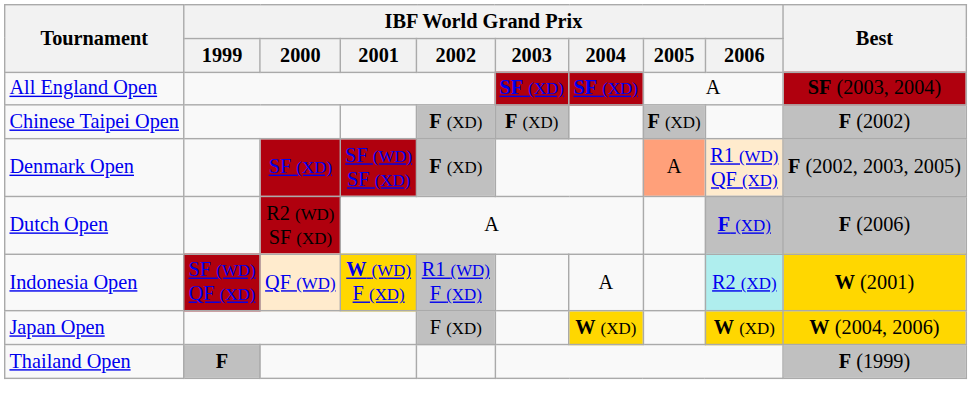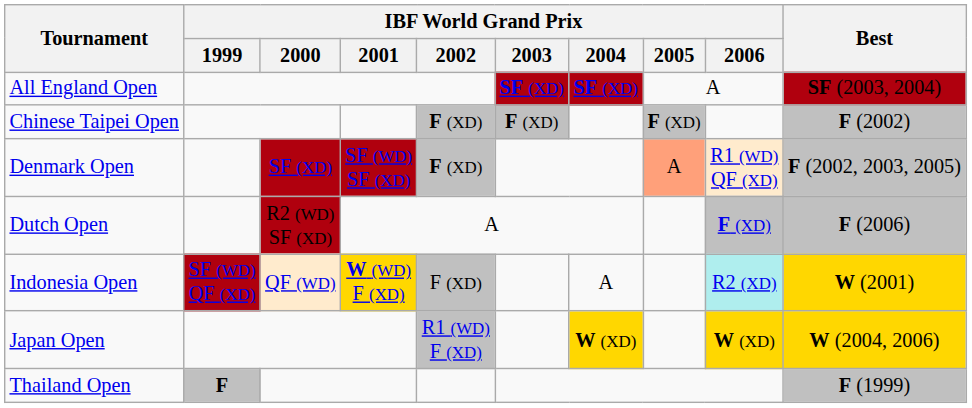(456, 282) R1 (WD) F (XD) -> (456, 282) F (XD)
(456, 327) F (XD) -> (456, 339) R1 (WD) F (XD)
